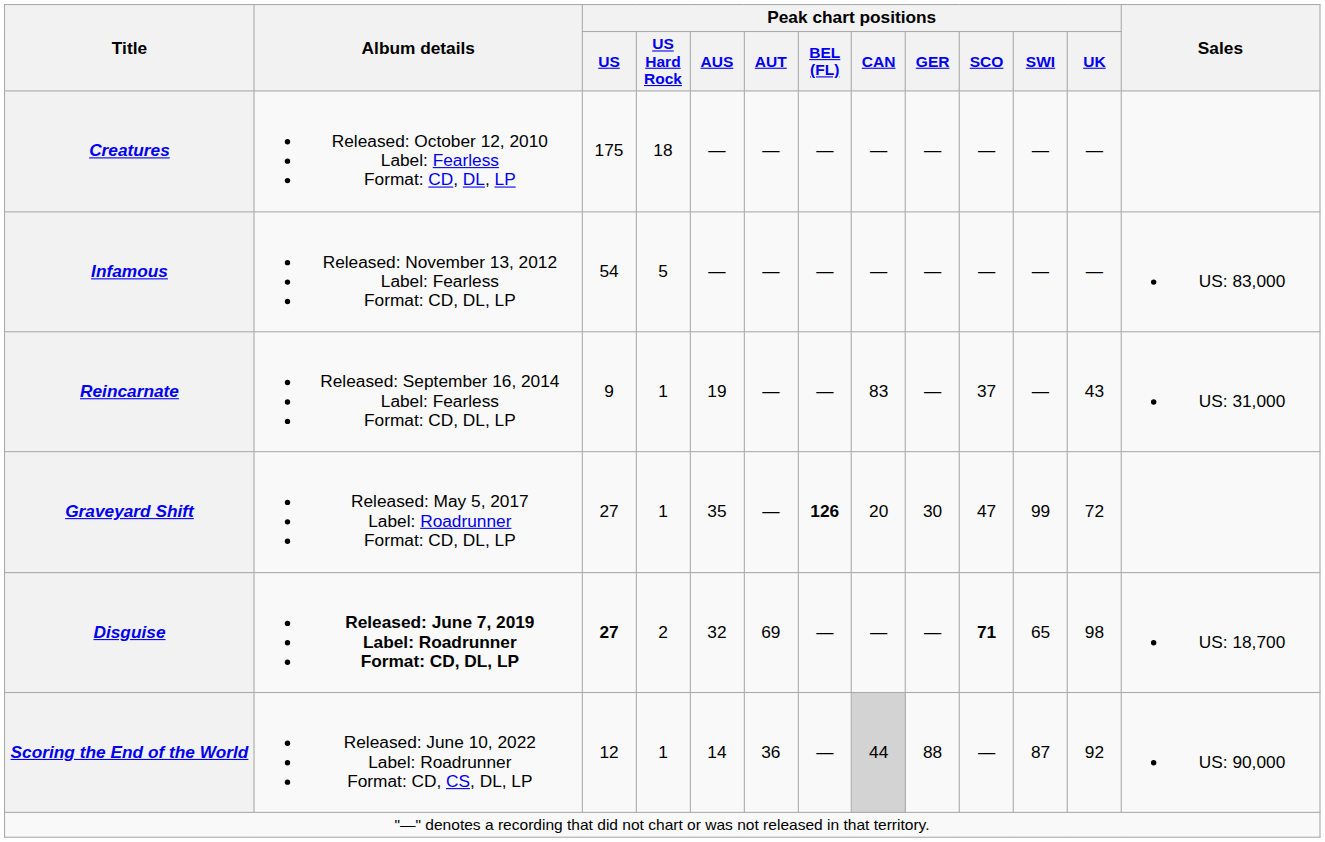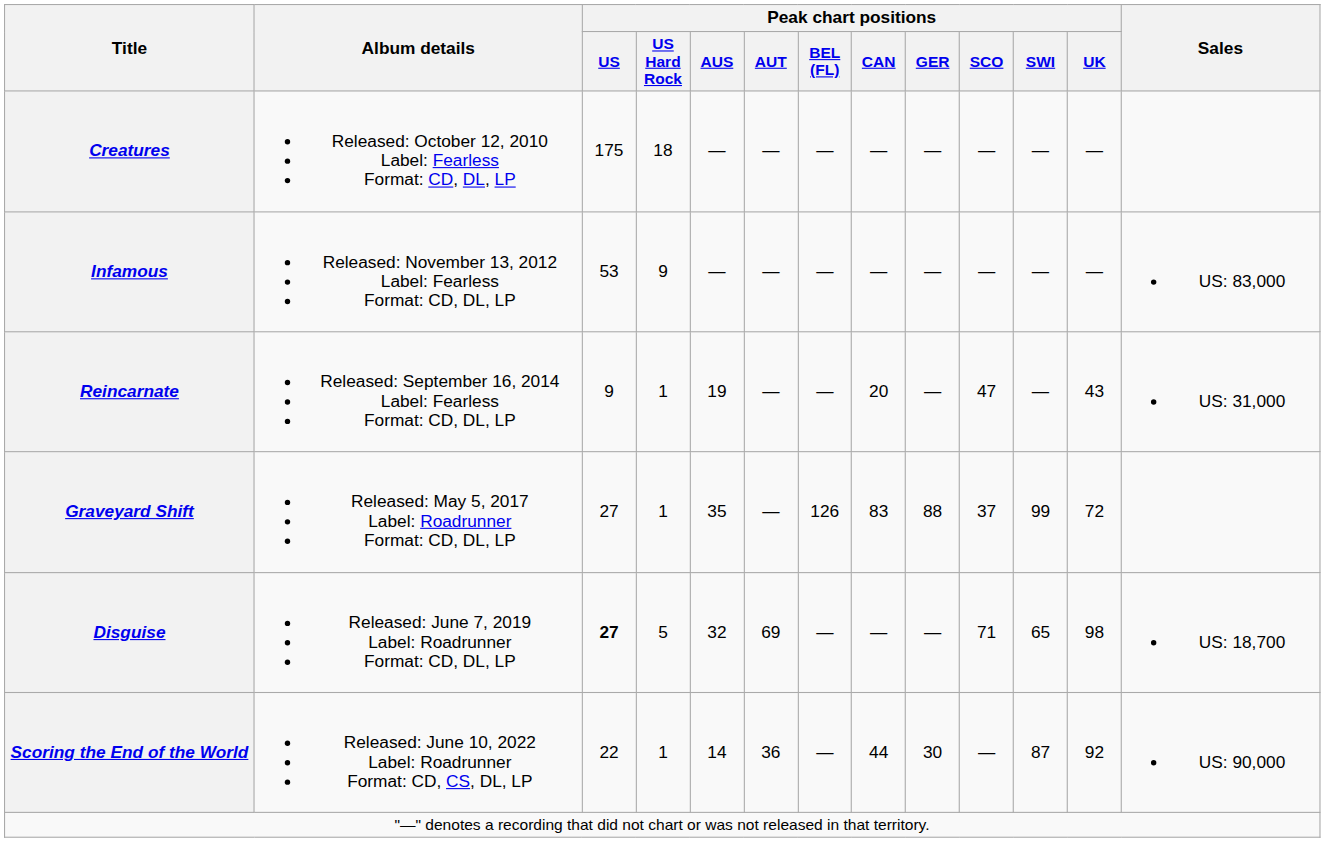(609, 271) 54 -> (609, 271) 53
(663, 271) 5 -> (663, 271) 9
(879, 391) 83 -> (879, 391) 20
(987, 391) 37 -> (987, 391) 47
(825, 512) bold -> (825, 512) normal
(879, 512) 20 -> (879, 512) 83
(933, 512) 30 -> (933, 512) 88
(987, 512) 47 -> (987, 512) 37
(418, 642) bold -> (418, 642) normal
(663, 632) 2 -> (663, 632) 5
(987, 632) bold -> (987, 632) normal
(609, 752) 12 -> (609, 752) 22
(879, 752) lightgrey background -> (879, 752) no background
(933, 752) 88 -> (933, 752) 30
